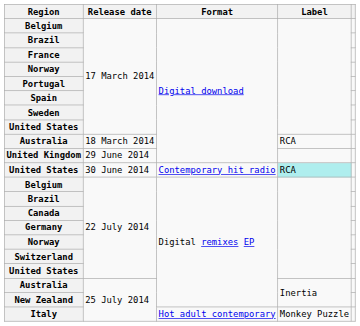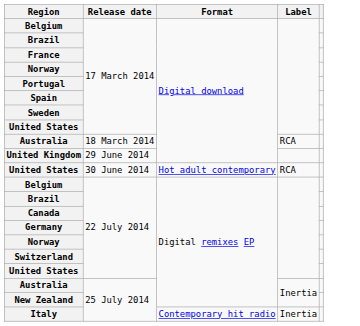(217, 170) Contemporary hit radio -> (217, 170) Hot adult contemporary
(288, 170) paleturquoise background -> (288, 170) no background
(217, 314) Hot adult contemporary -> (217, 314) Contemporary hit radio
(314, 314) Monkey Puzzle -> (298, 314) Inertia
